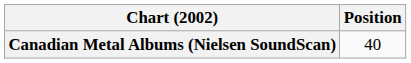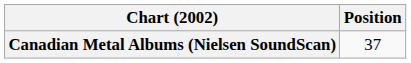(373, 44) 40 -> (373, 44) 37
